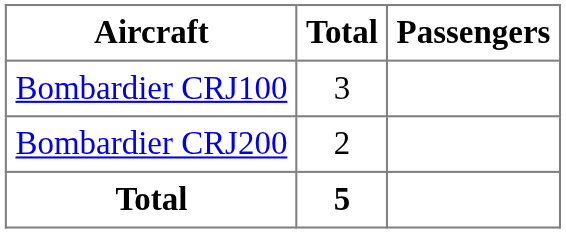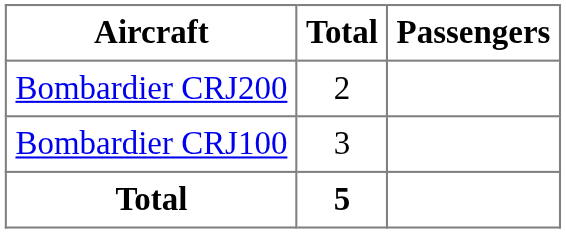rows swapped: (151, 87) <-> (151, 143)
